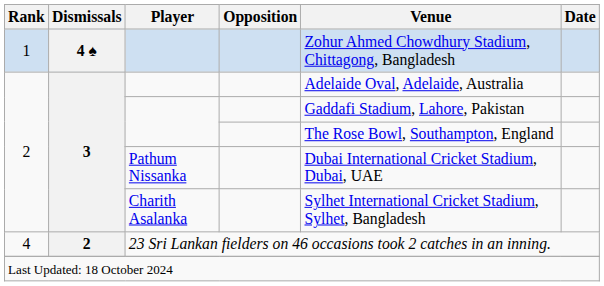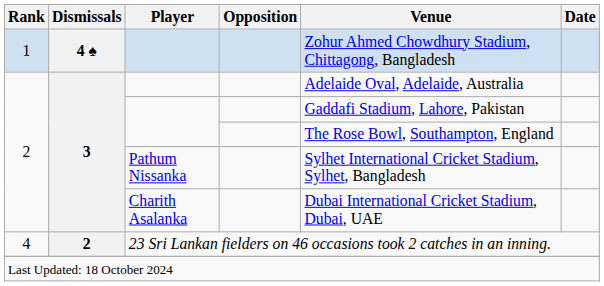(421, 167) Dubai International Cricket Stadium, Dubai, UAE -> (422, 167) Sylhet International Cricket Stadium, Sylhet, Bangladesh
(422, 210) Sylhet International Cricket Stadium, Sylhet, Bangladesh -> (421, 210) Dubai International Cricket Stadium, Dubai, UAE
